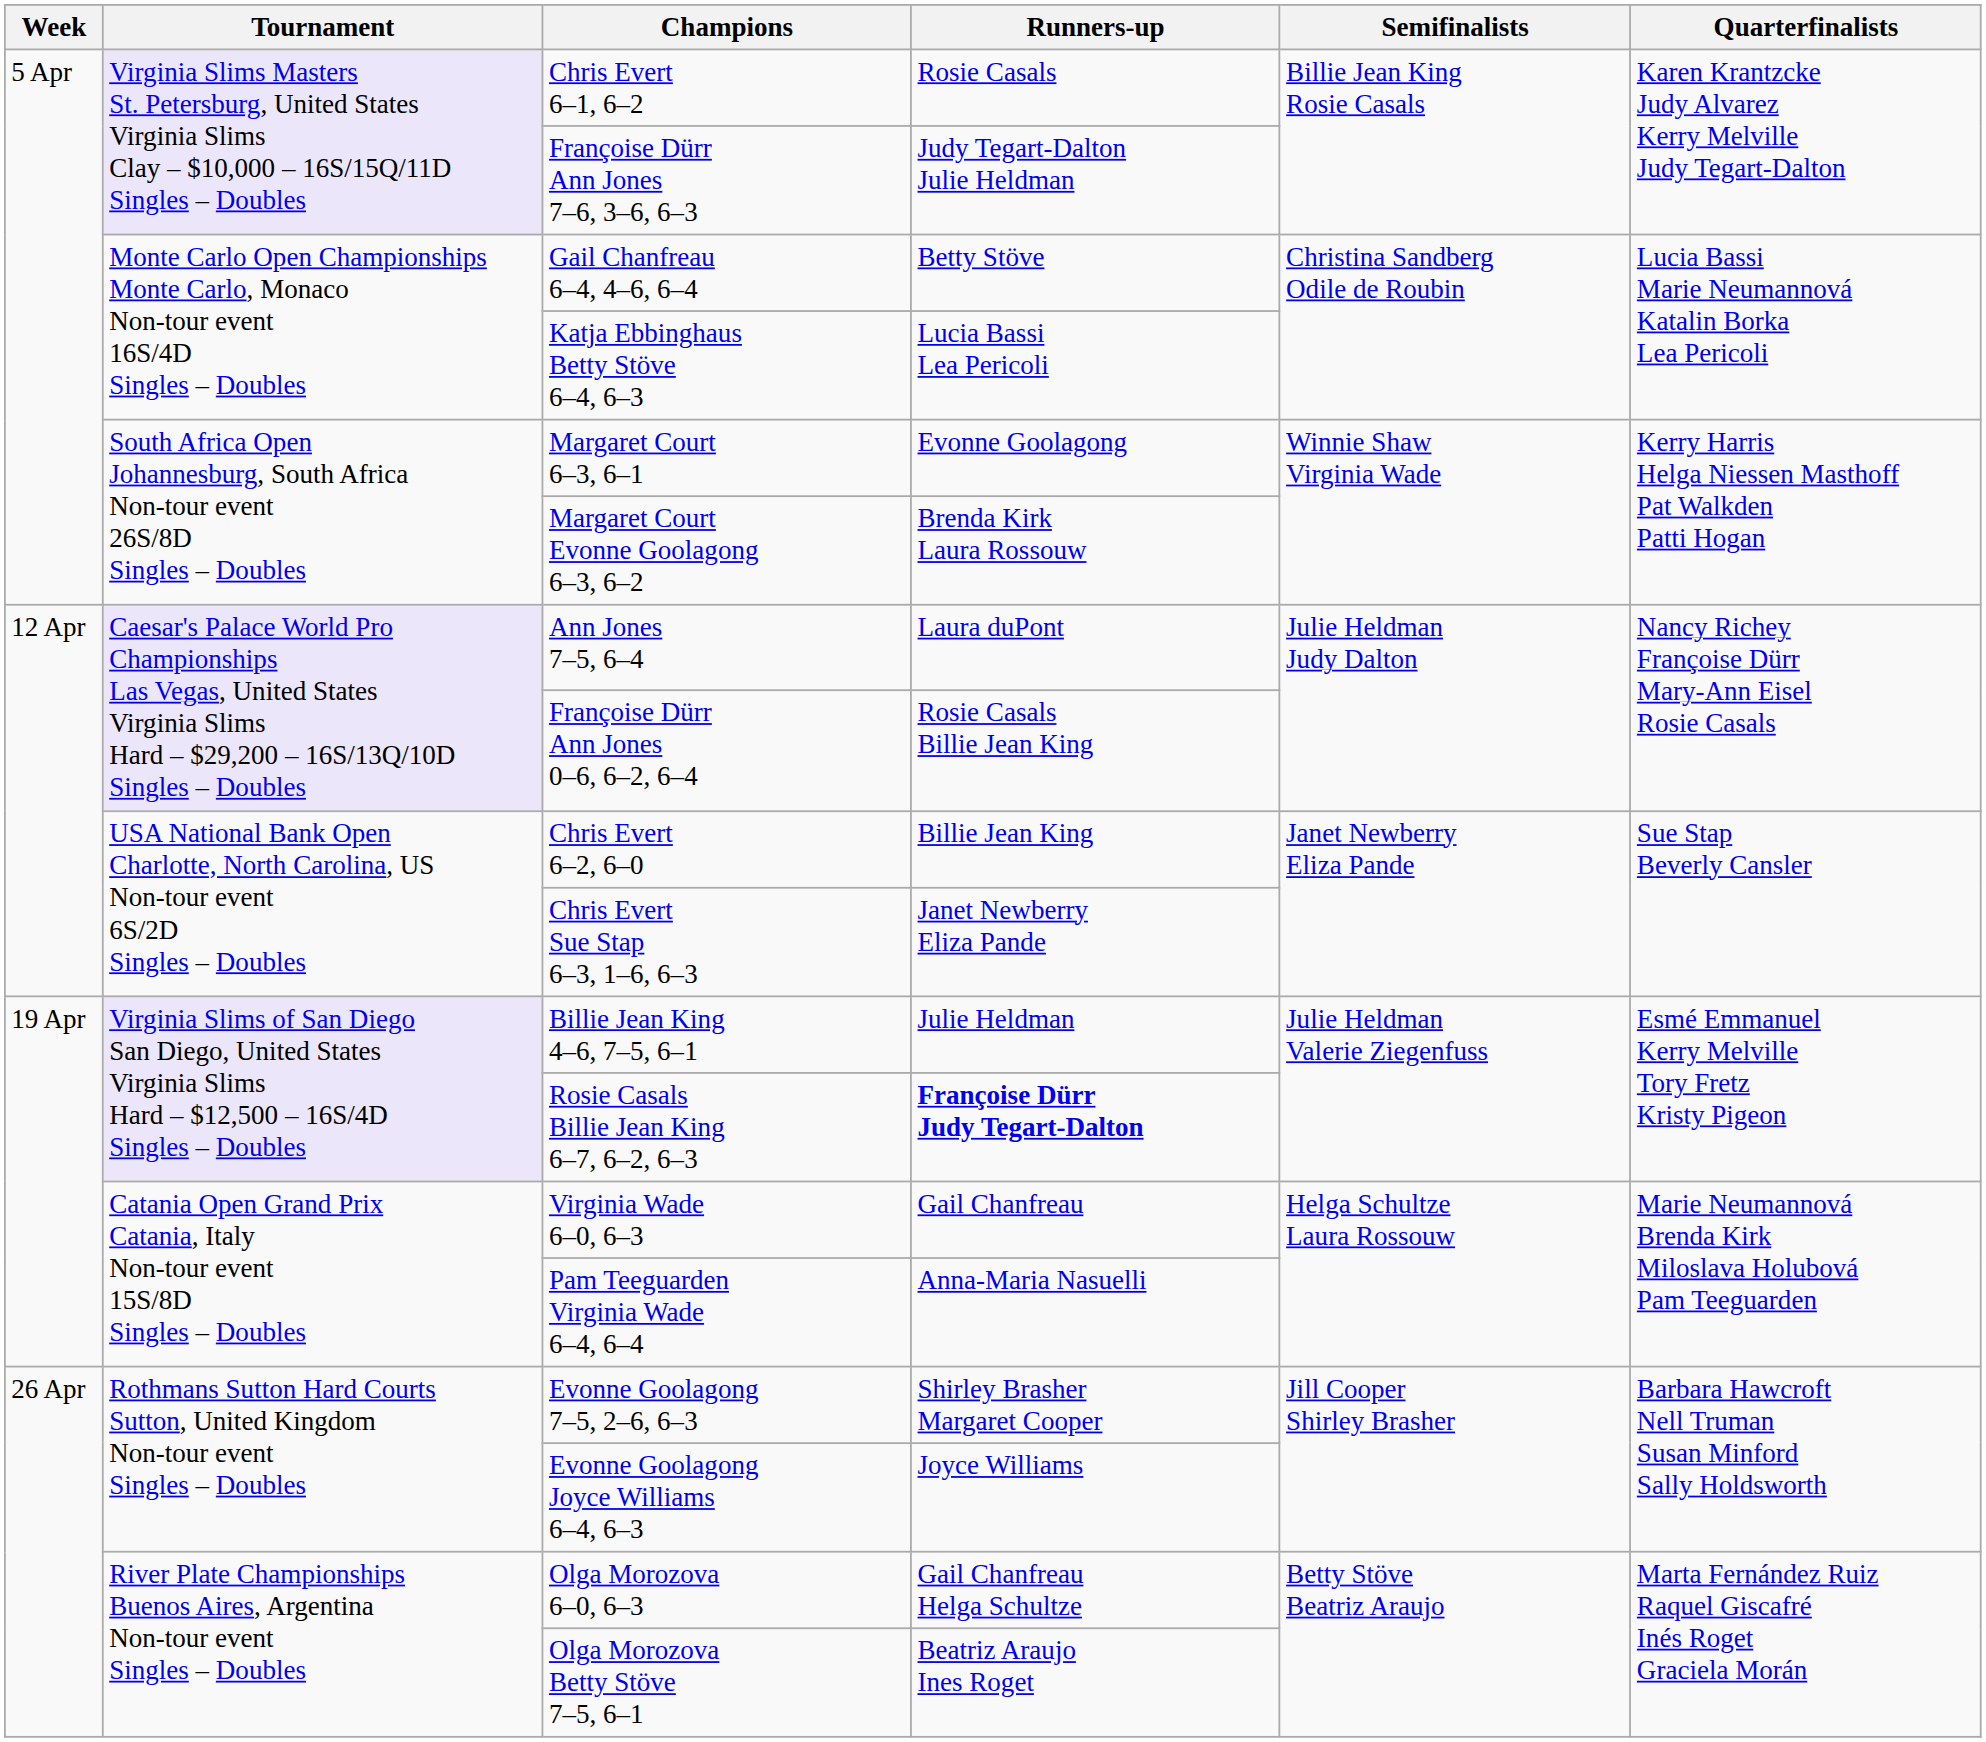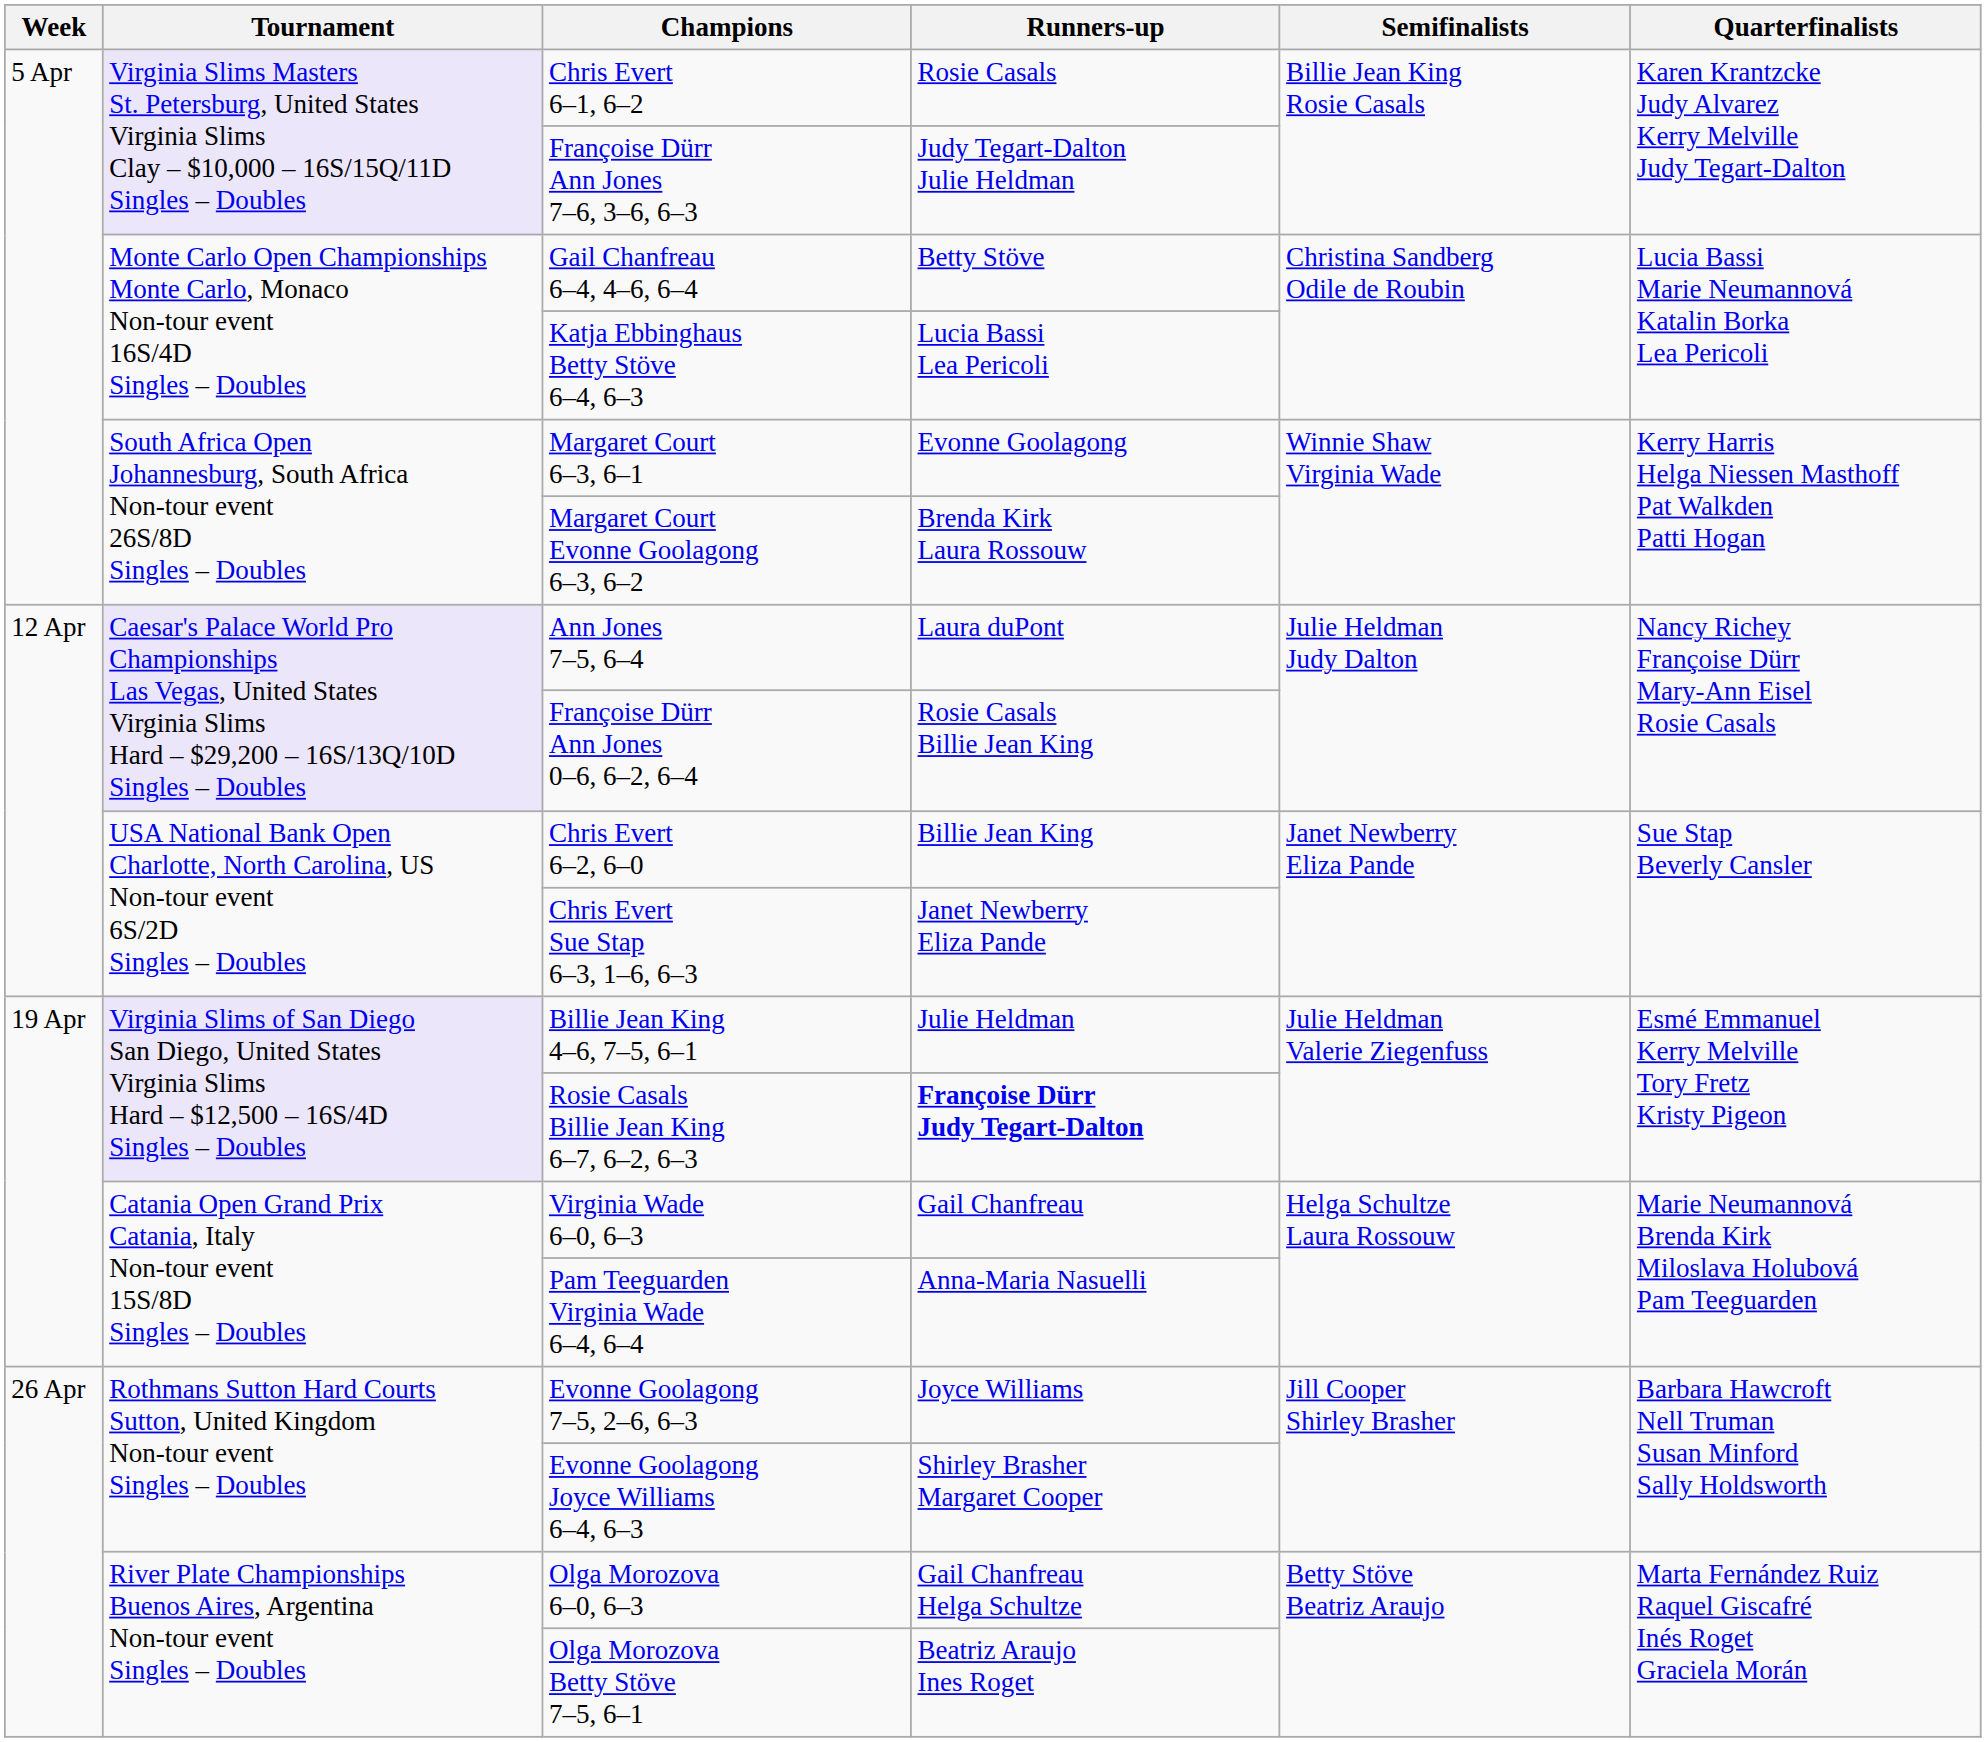(1010, 1404) Shirley Brasher Margaret Cooper -> (1000, 1388) Joyce Williams
(1000, 1465) Joyce Williams -> (1010, 1481) Shirley Brasher Margaret Cooper
